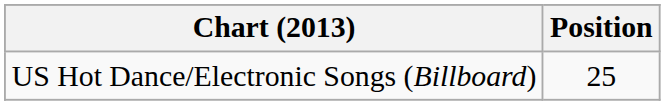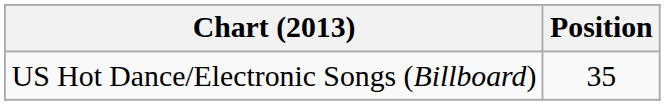(601, 75) 25 -> (601, 75) 35
